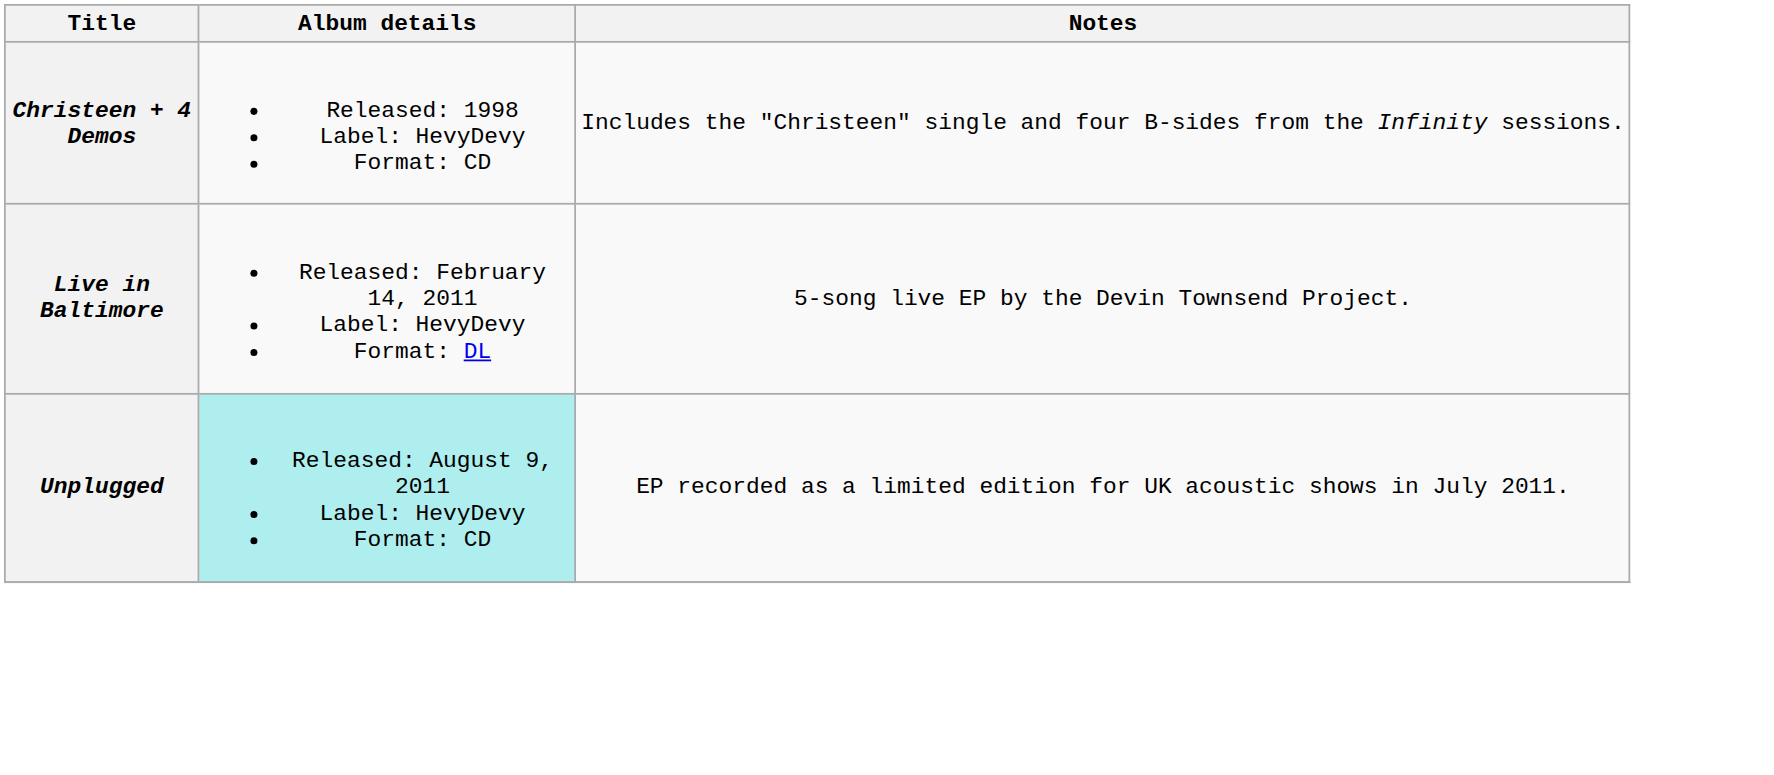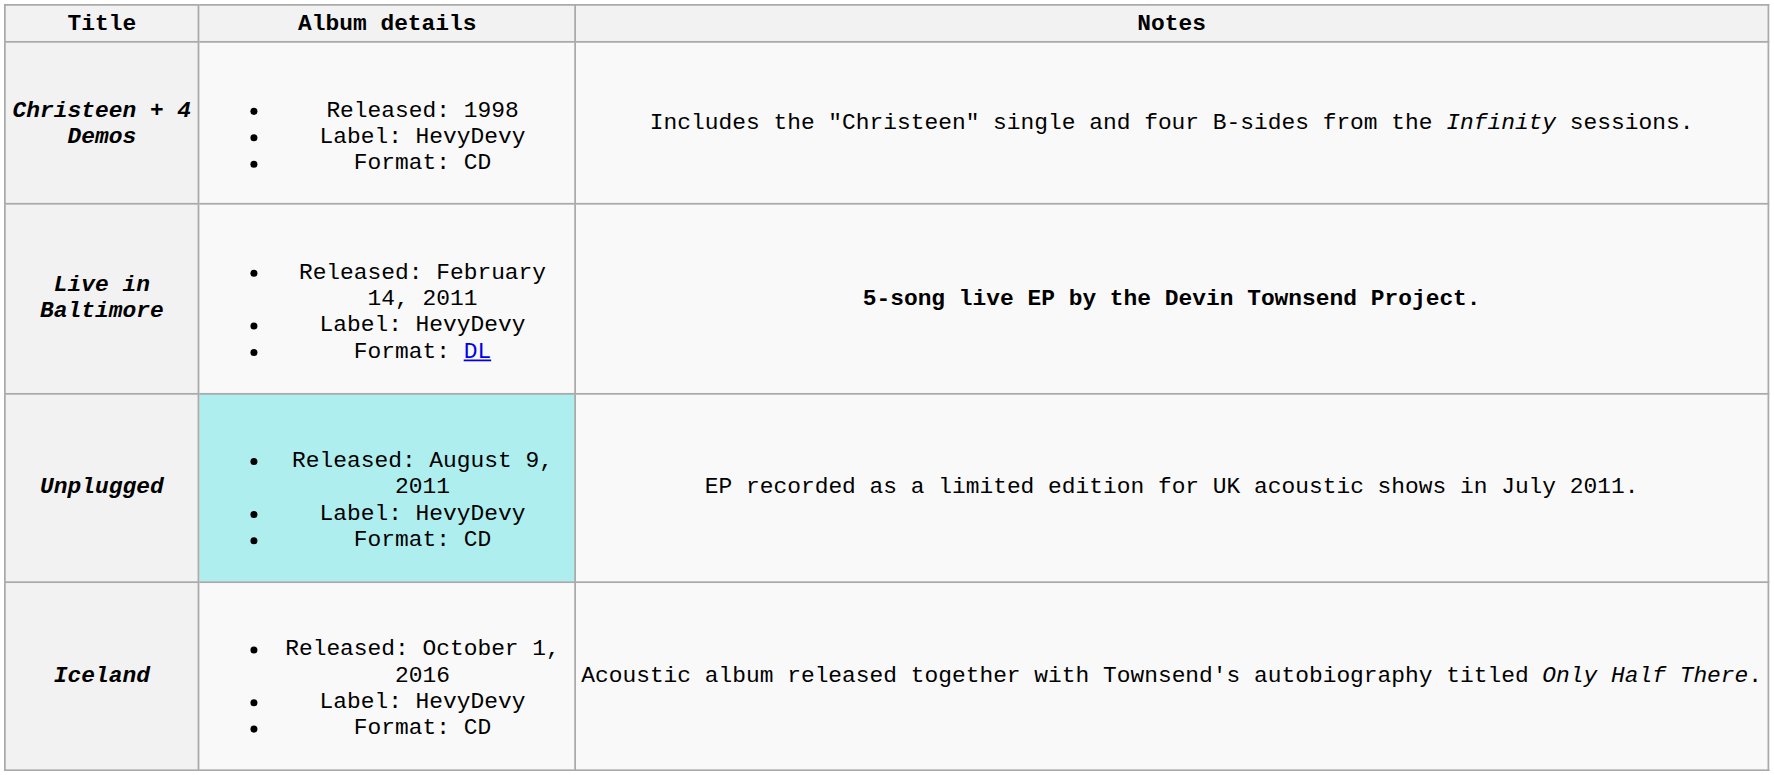(1103, 299) normal -> (1172, 299) bold
+ row: (102, 676)
